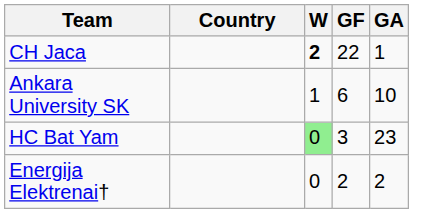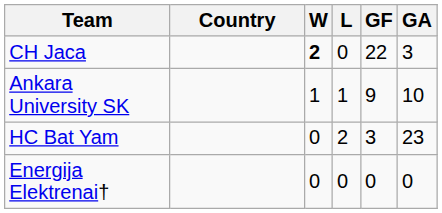+ column: (346, 20)
(380, 52) 1 -> (408, 52) 3
(343, 95) 6 -> (371, 95) 9
(314, 138) lightgreen background -> (314, 138) no background
(343, 180) 2 -> (371, 180) 0
(380, 180) 2 -> (408, 180) 0
